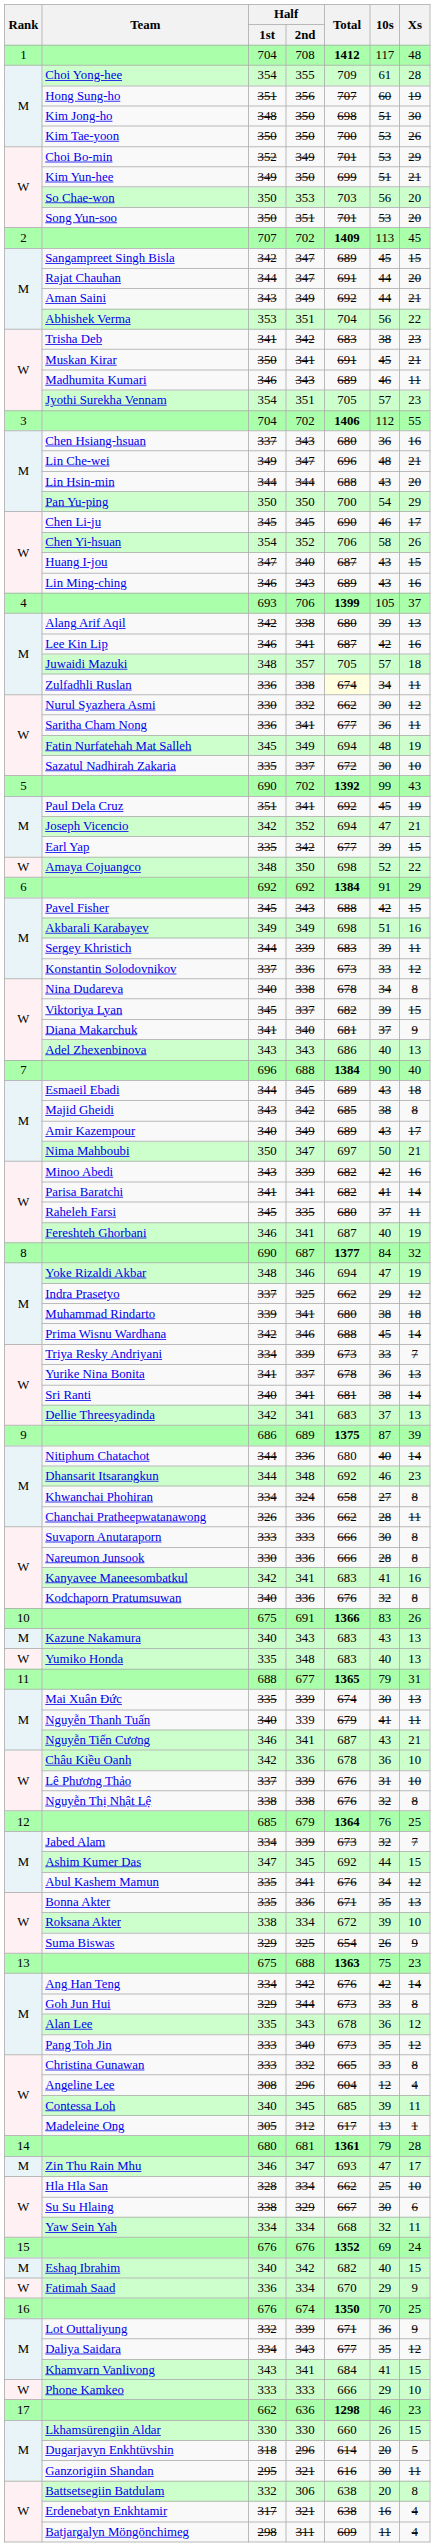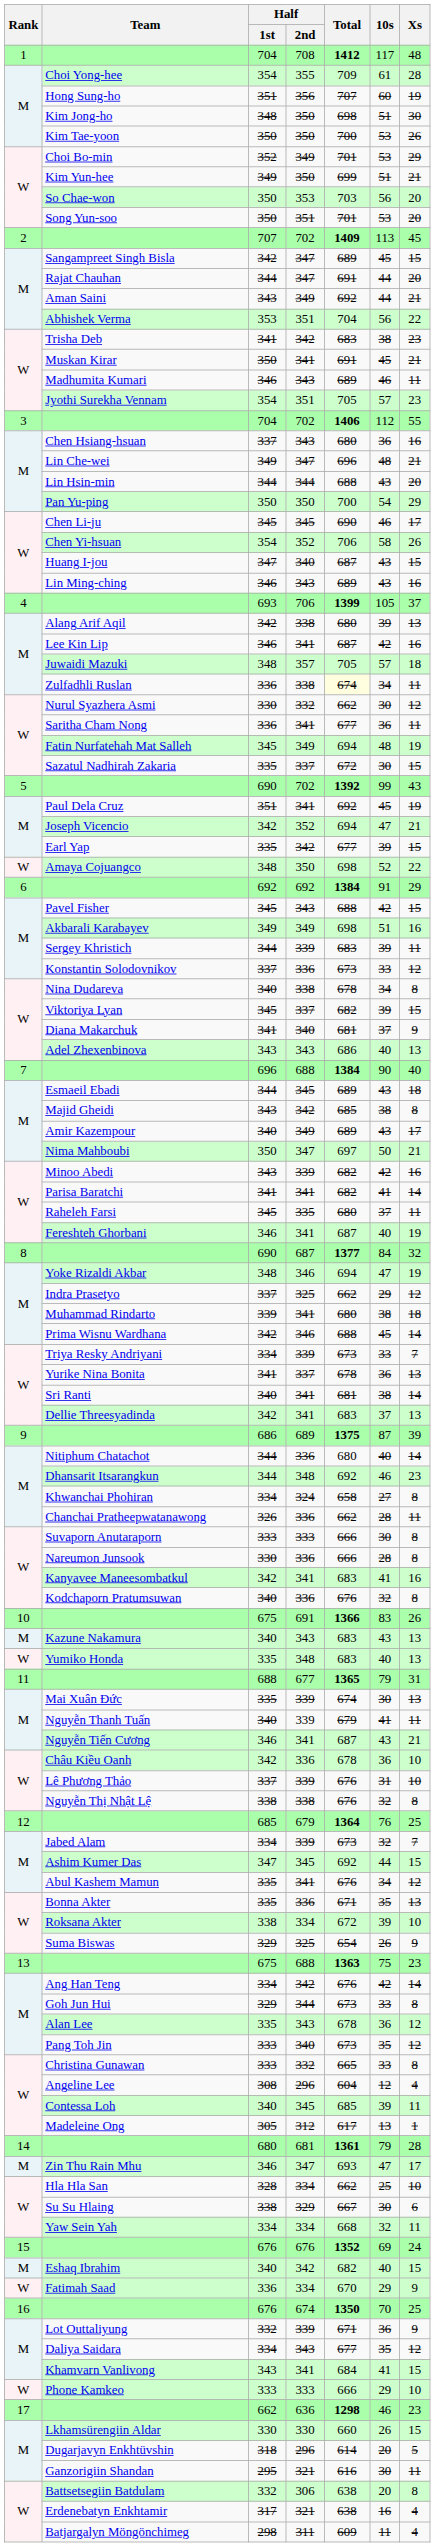(415, 765) 10 -> (415, 765) 15
